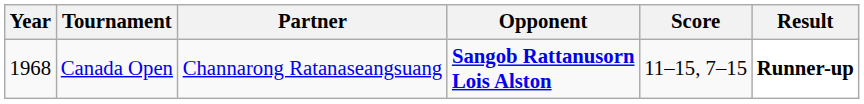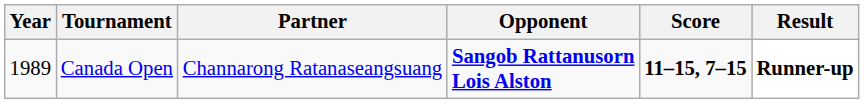(30, 68) 1968 -> (30, 68) 1989
(696, 68) normal -> (695, 68) bold
